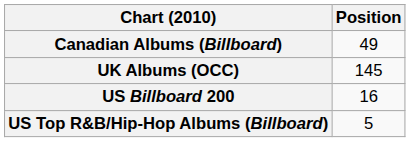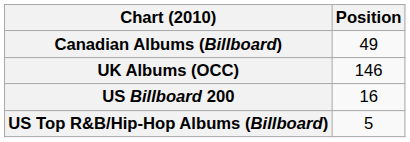(369, 70) 145 -> (369, 70) 146
